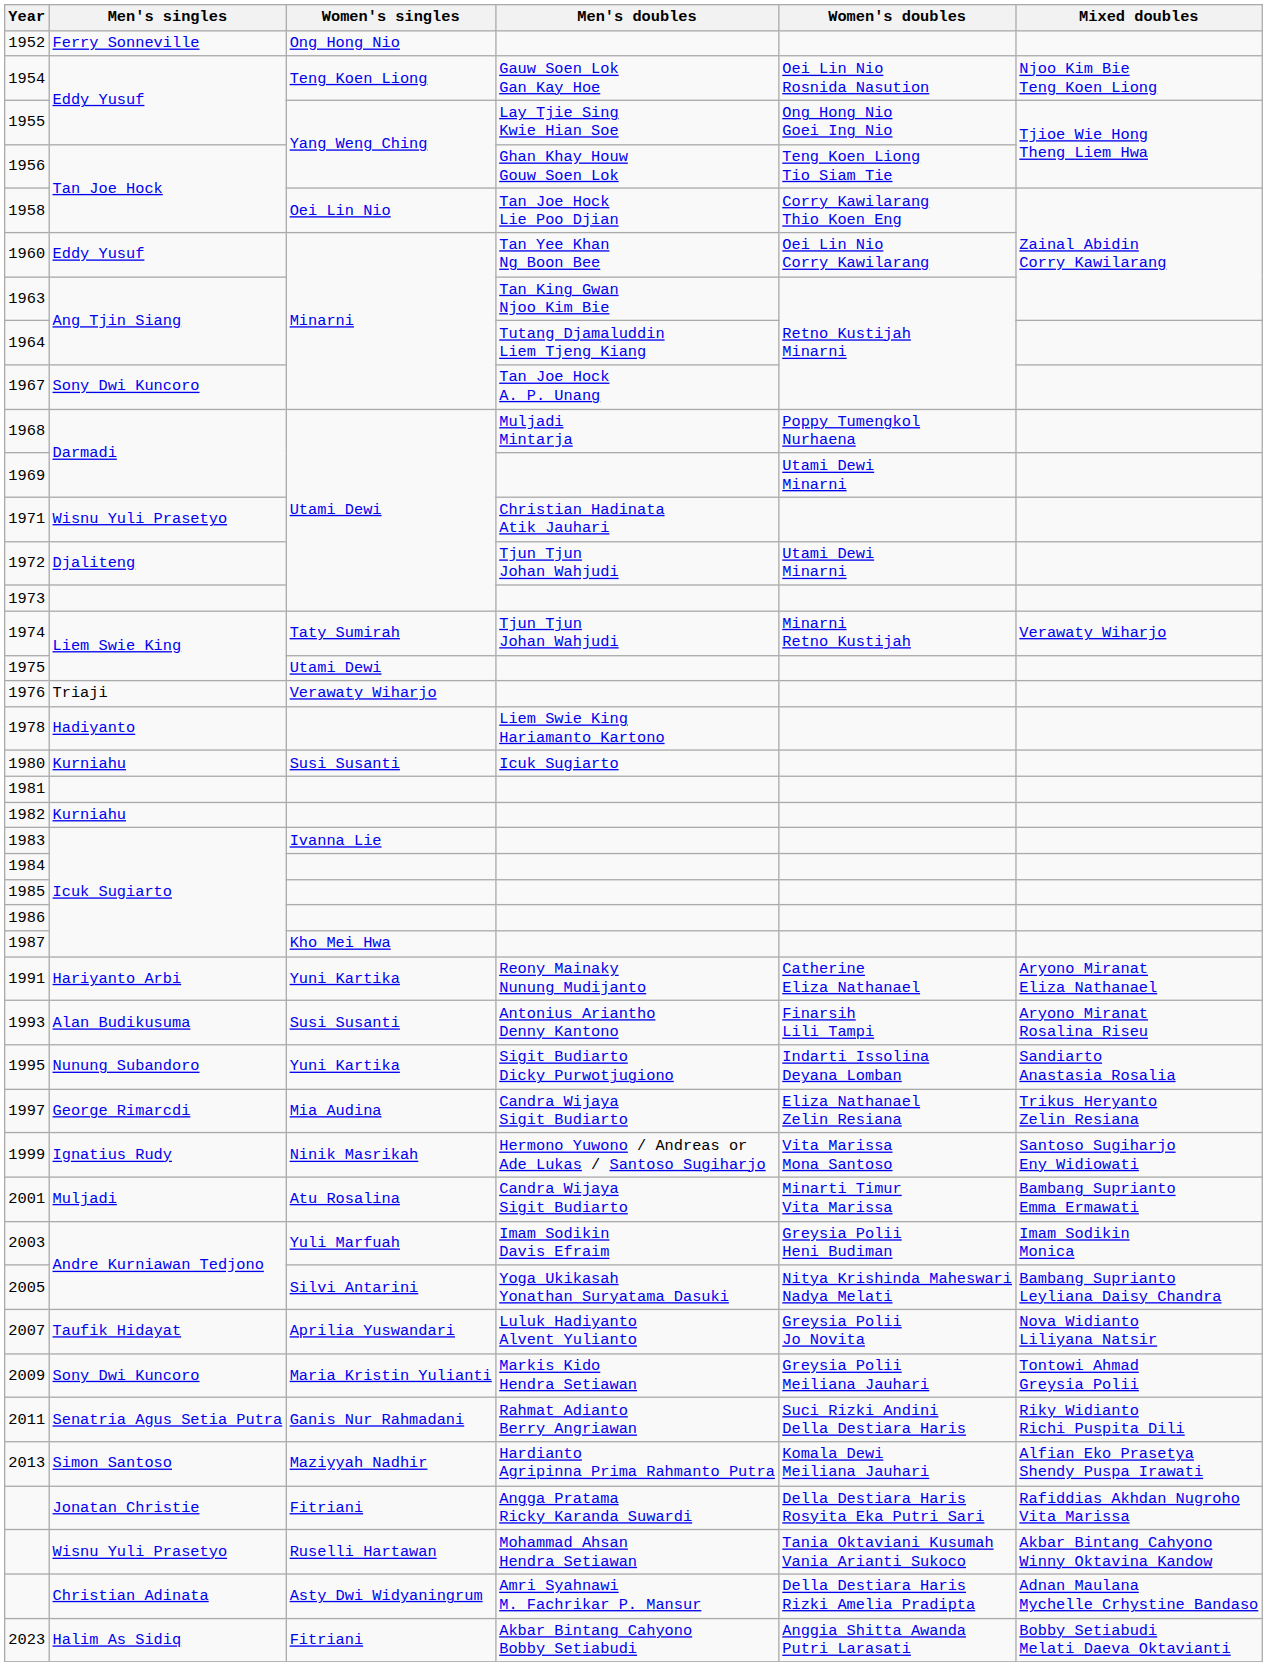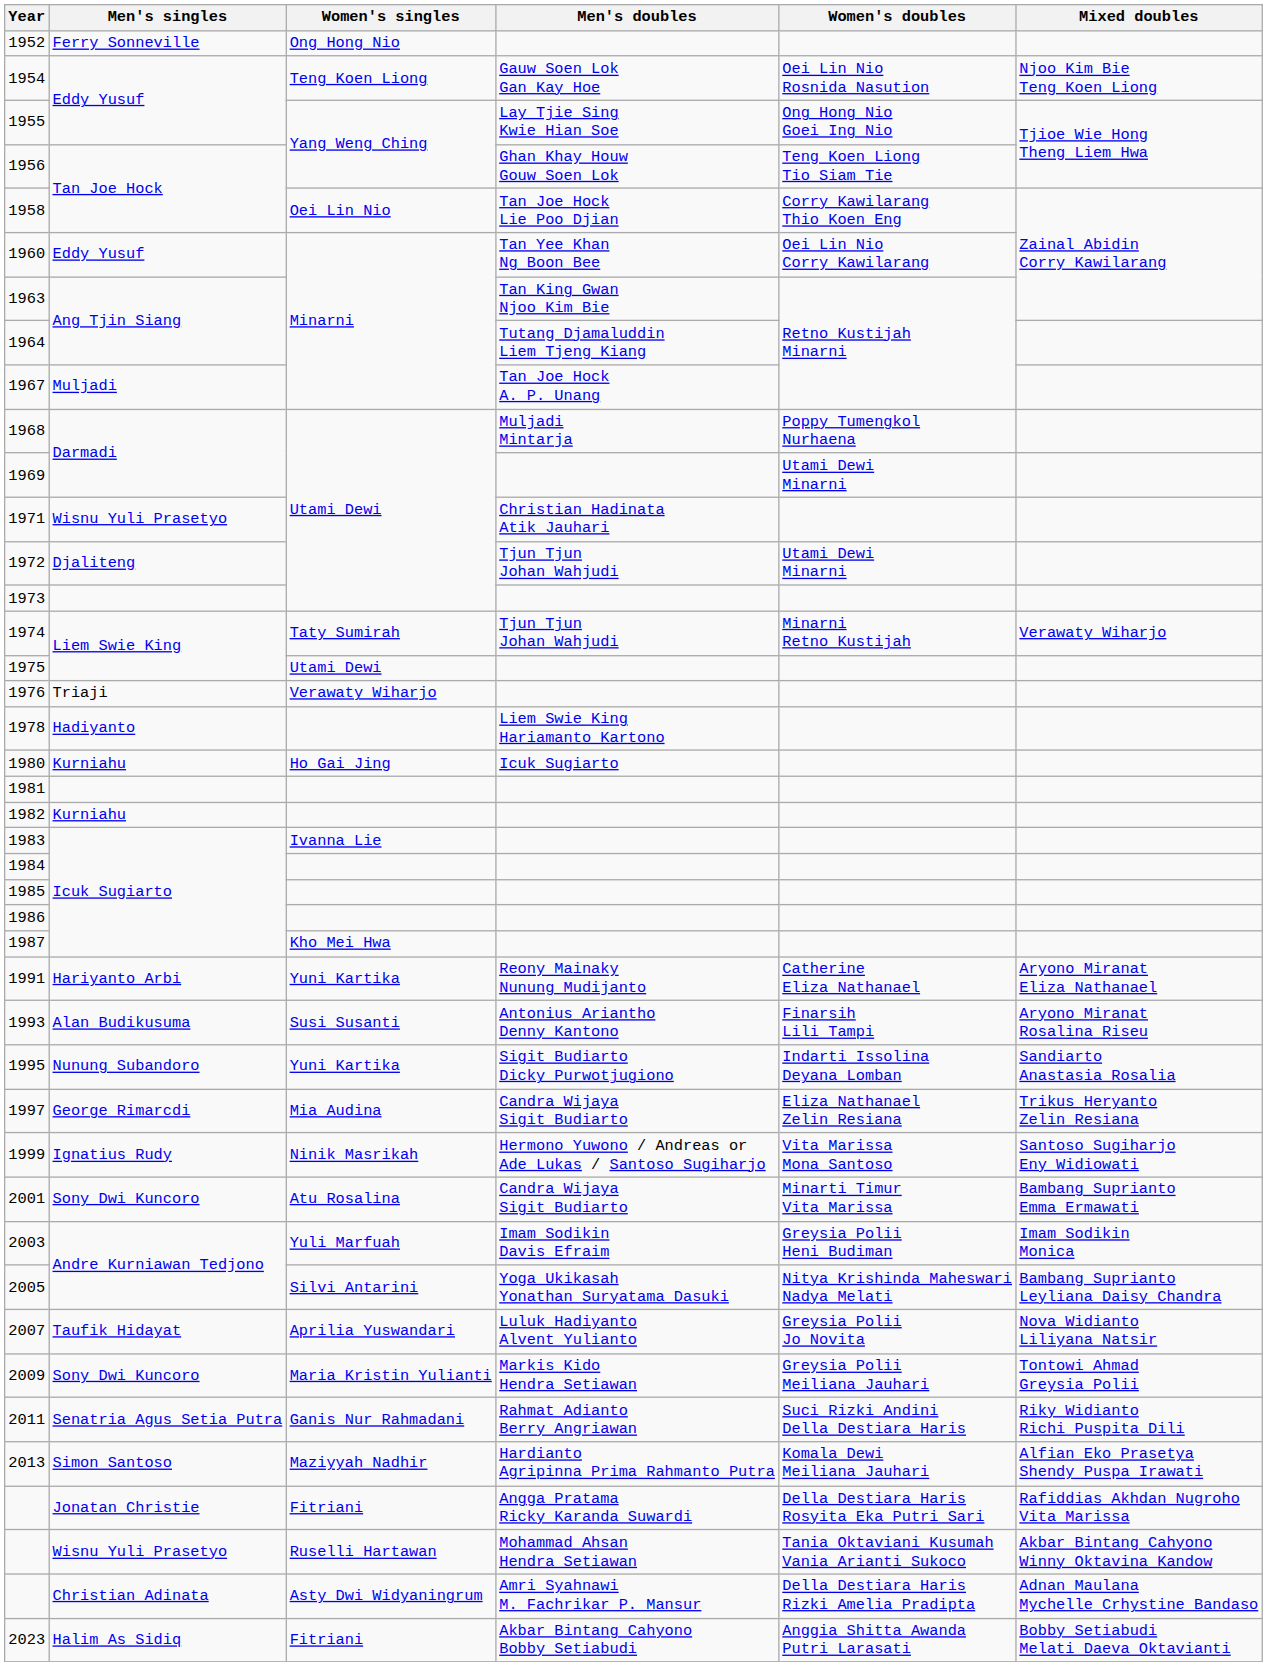(126, 387) Sony Dwi Kuncoro -> (85, 387) Muljadi
(345, 763) Susi Susanti -> (340, 763) Ho Gai Jing
(85, 1199) Muljadi -> (126, 1199) Sony Dwi Kuncoro
